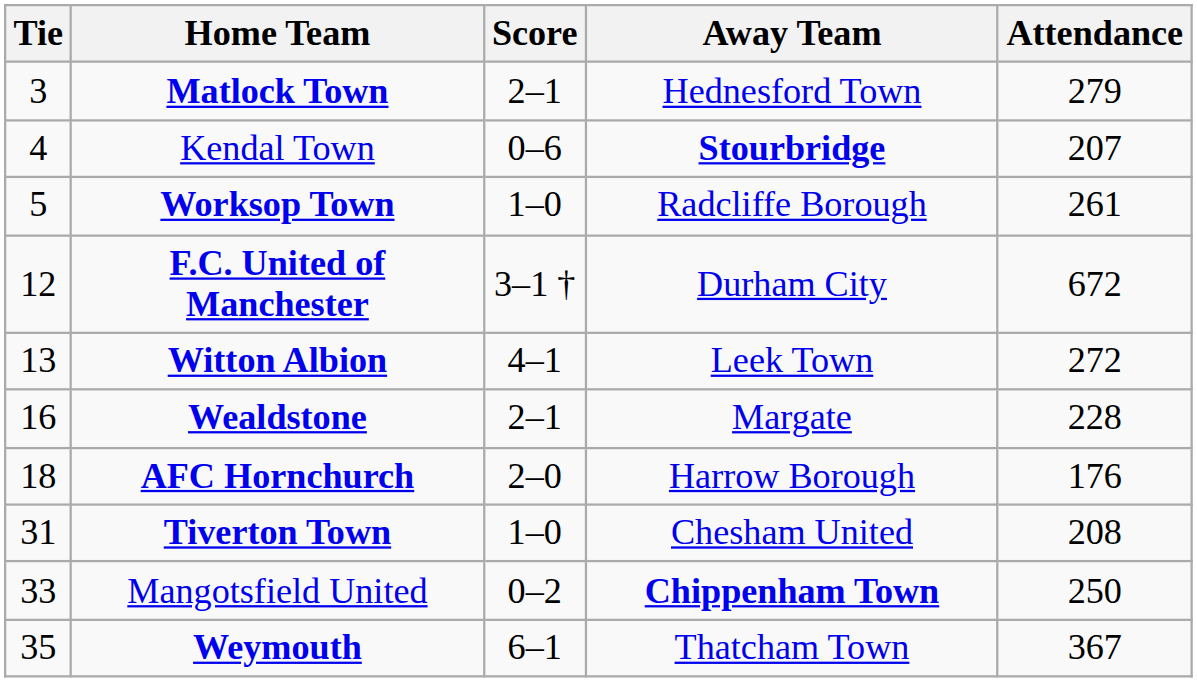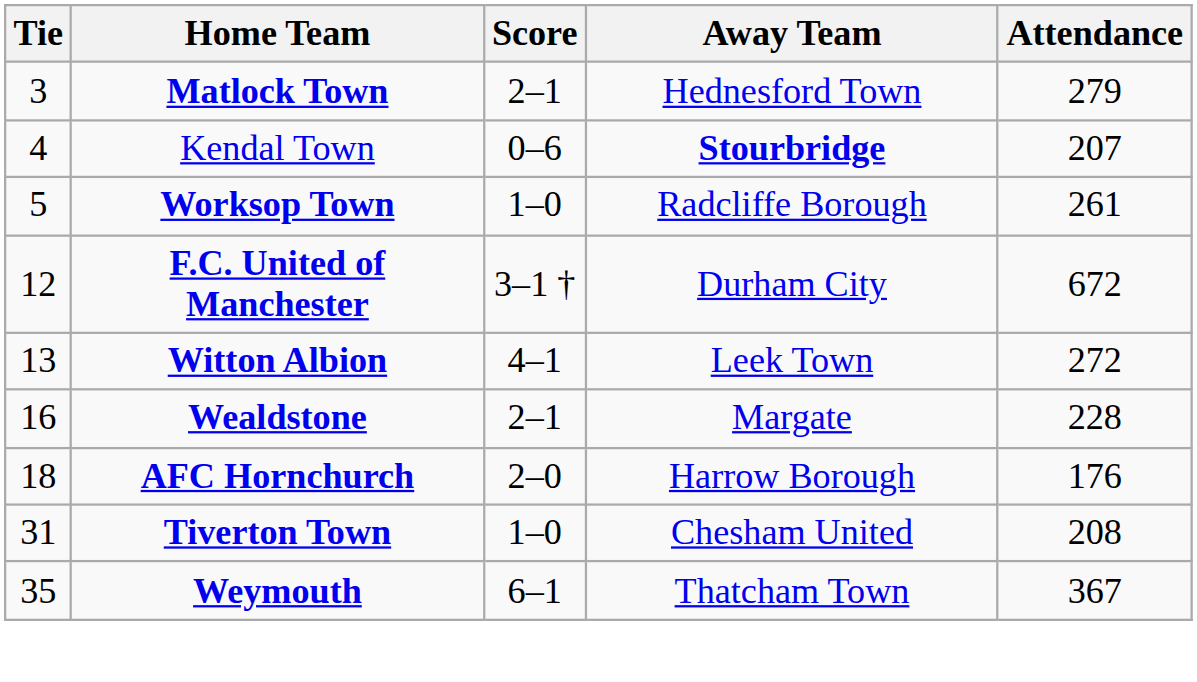- row: (277, 589)
